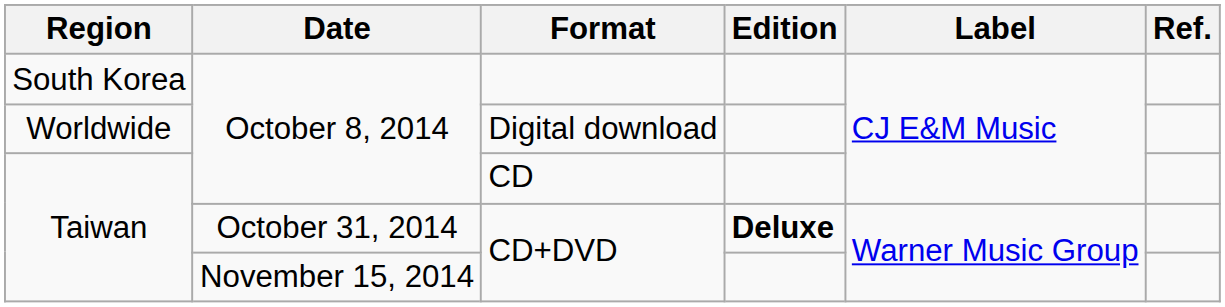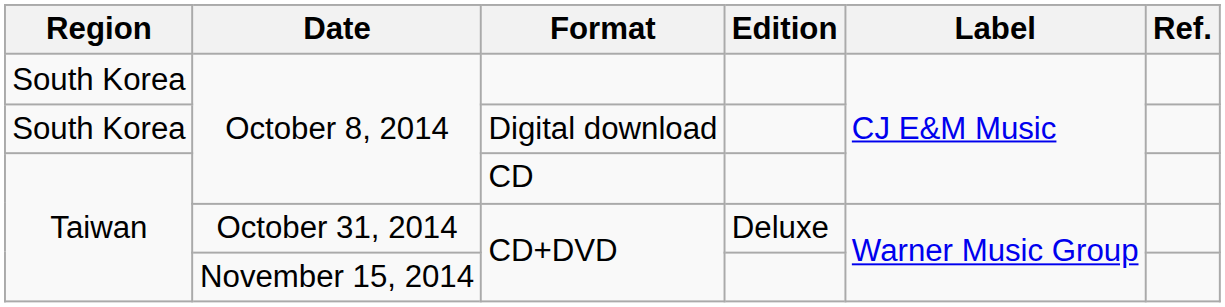(99, 128) Worldwide -> (99, 128) South Korea
(783, 227) bold -> (780, 227) normal
